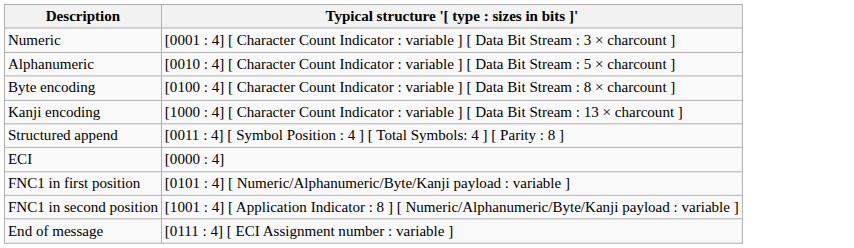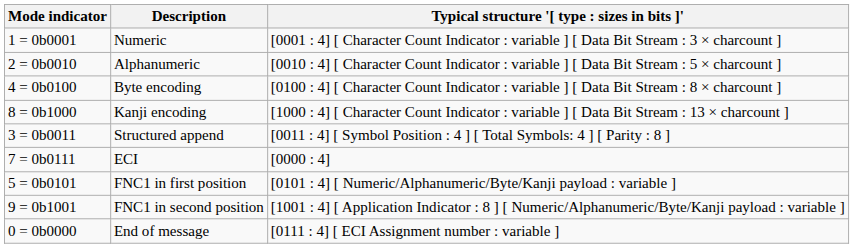+ column: (57, 16)
